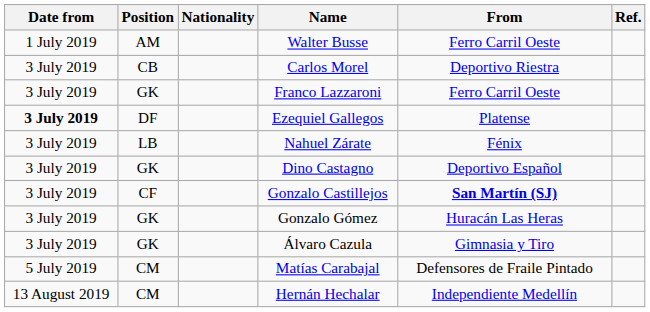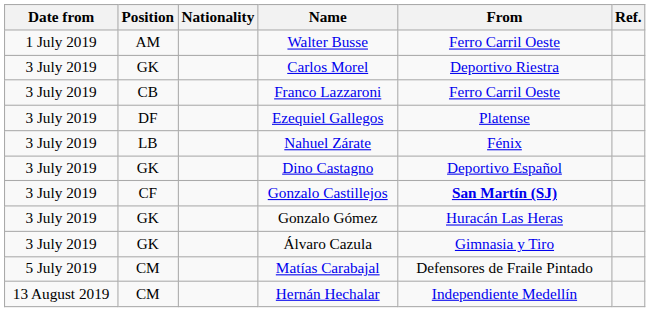(148, 67) CB -> (148, 67) GK
(148, 93) GK -> (148, 93) CB
(61, 118) bold -> (61, 118) normal
